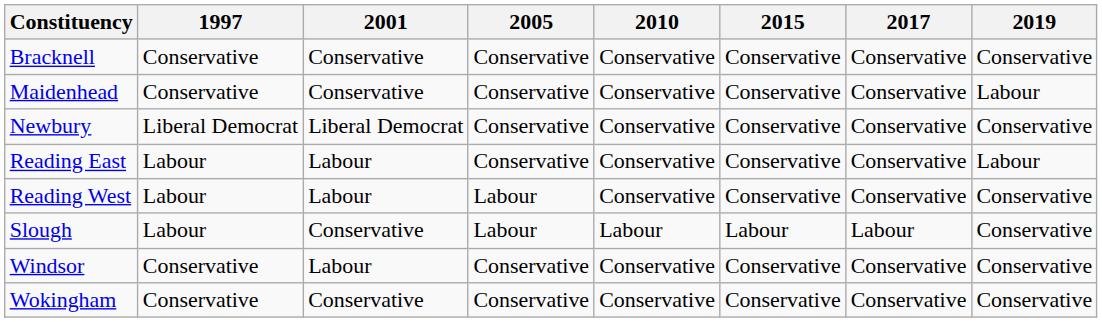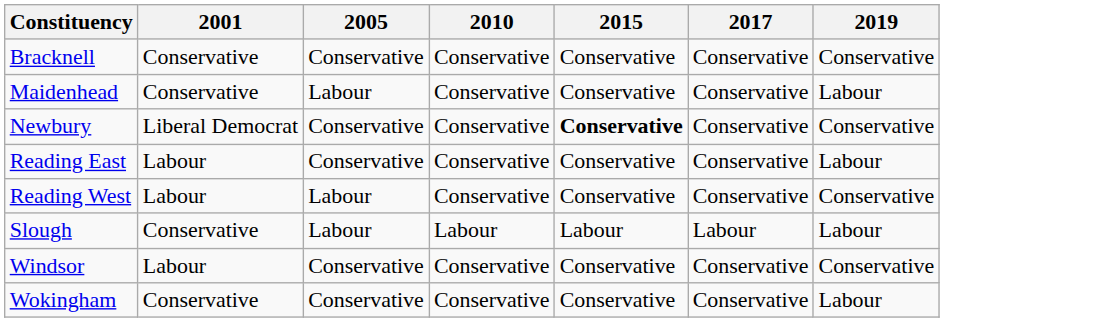- column: (220, 21)
(531, 91) Conservative -> (340, 91) Labour
(783, 126) normal -> (621, 126) bold
(1034, 230) Conservative -> (850, 230) Labour
(1034, 299) Conservative -> (850, 299) Labour
